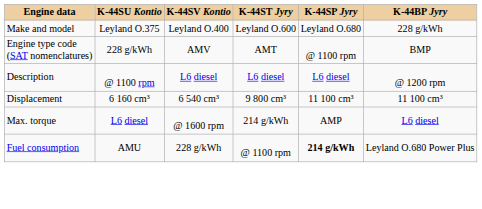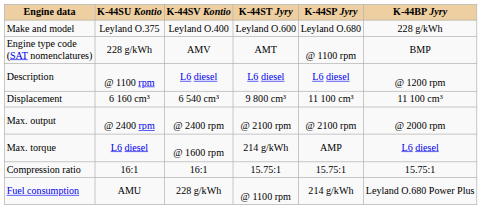+ row: (31, 120)
+ row: (44, 169)
(331, 148) bold -> (331, 191) normal
